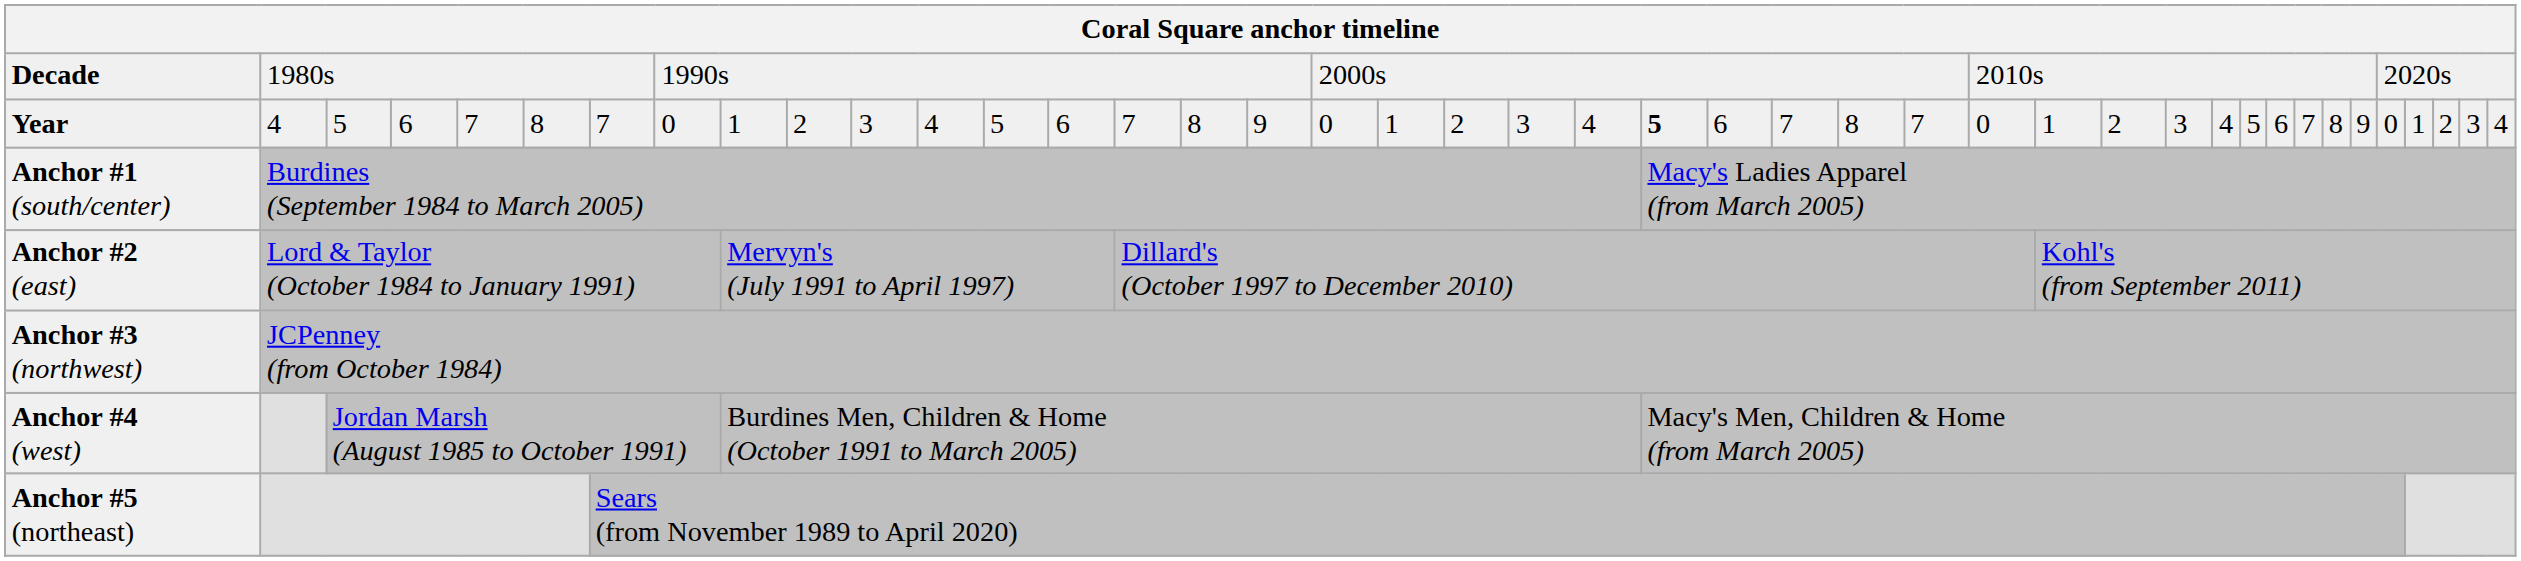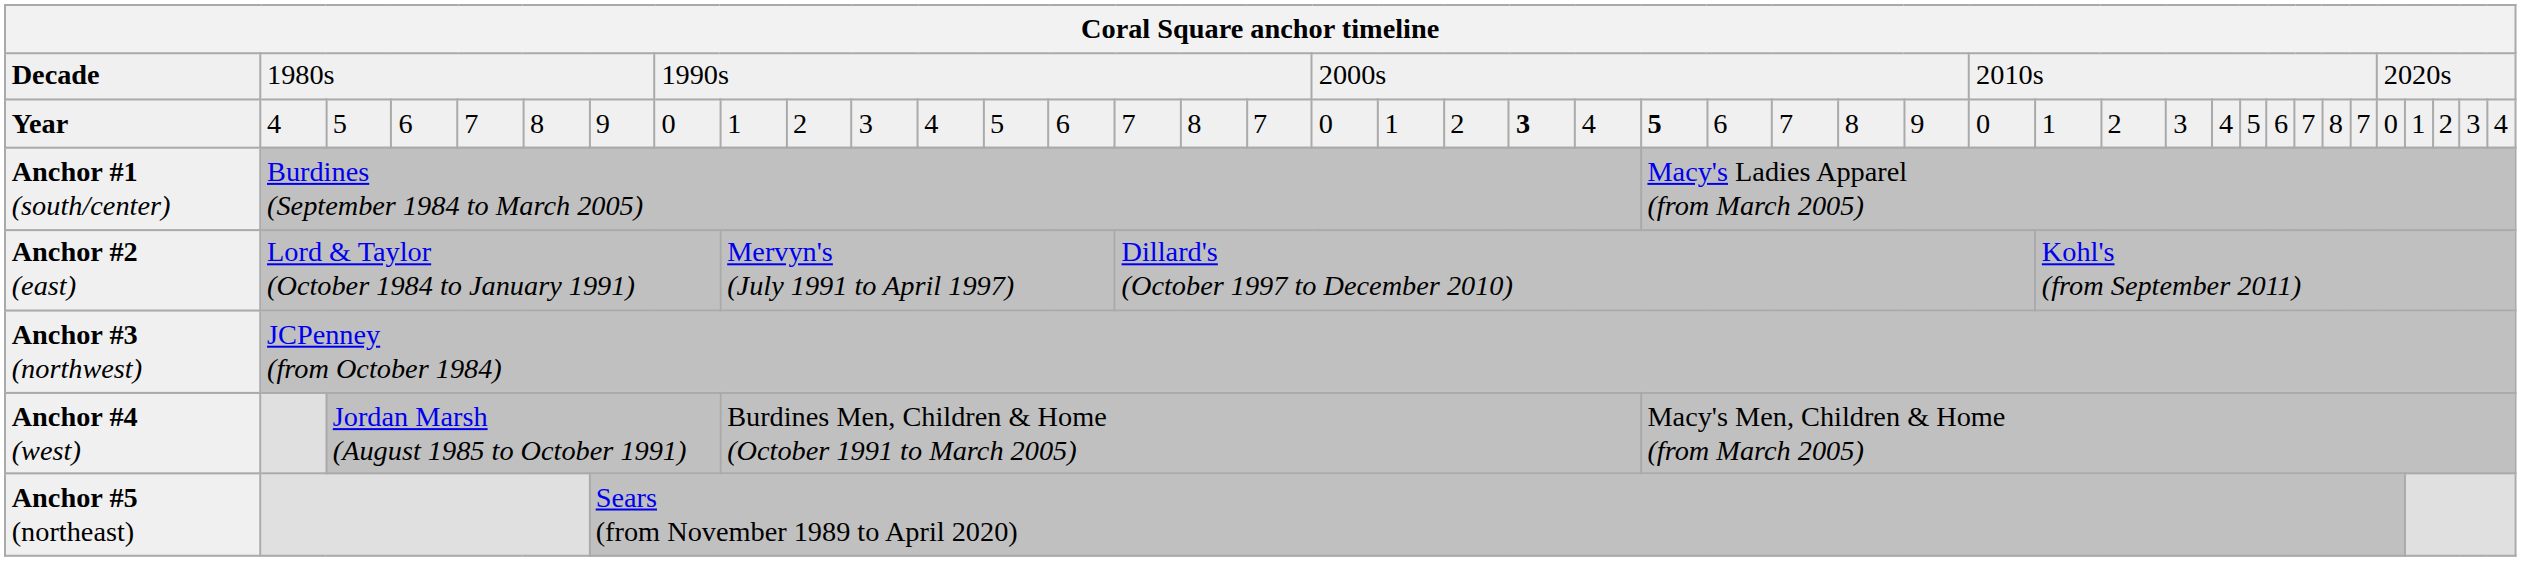(603, 123) 7 -> (603, 123) 9
(1260, 123) 9 -> (1260, 123) 7
(1523, 123) normal -> (1523, 123) bold
(1917, 123) 7 -> (1917, 123) 9
(2363, 123) 9 -> (2363, 123) 7
